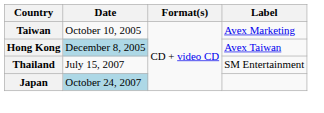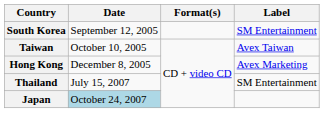+ row: (36, 30)
(260, 30) Avex Marketing -> (265, 47) Avex Taiwan
(105, 47) lightblue background -> (111, 64) no background
(253, 47) Avex Taiwan -> (272, 64) Avex Marketing
